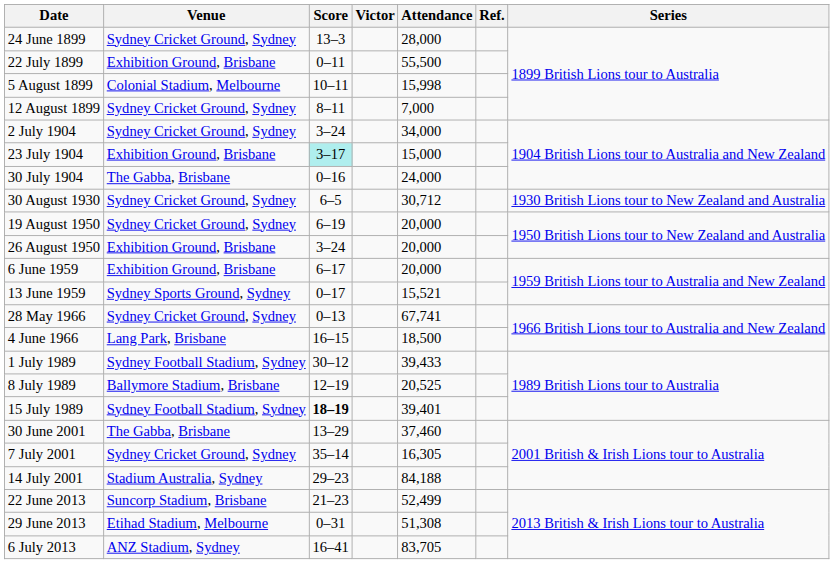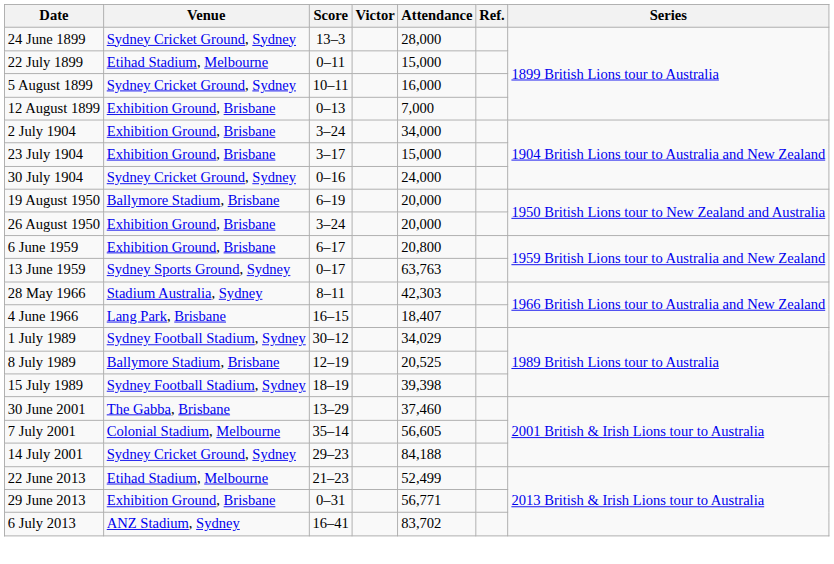(191, 62) Exhibition Ground, Brisbane -> (187, 62) Etihad Stadium, Melbourne
(421, 62) 55,500 -> (421, 62) 15,000
(193, 85) Colonial Stadium, Melbourne -> (201, 85) Sydney Cricket Ground, Sydney
(421, 85) 15,998 -> (421, 85) 16,000
(201, 108) Sydney Cricket Ground, Sydney -> (191, 108) Exhibition Ground, Brisbane
(331, 108) 8–11 -> (331, 108) 0–13
(201, 131) Sydney Cricket Ground, Sydney -> (191, 131) Exhibition Ground, Brisbane
(331, 154) paleturquoise background -> (331, 154) no background
(168, 177) The Gabba, Brisbane -> (201, 177) Sydney Cricket Ground, Sydney
- row: (54, 200)
(201, 223) Sydney Cricket Ground, Sydney -> (193, 200) Ballymore Stadium, Brisbane
(421, 270) 20,000 -> (421, 246) 20,800
(421, 293) 15,521 -> (421, 270) 63,763
(201, 316) Sydney Cricket Ground, Sydney -> (185, 293) Stadium Australia, Sydney
(331, 316) 0–13 -> (331, 293) 8–11
(421, 316) 67,741 -> (421, 293) 42,303
(421, 339) 18,500 -> (421, 316) 18,407
(421, 362) 39,433 -> (421, 339) 34,029
(331, 408) bold -> (331, 385) normal
(421, 408) 39,401 -> (421, 385) 39,398
(201, 454) Sydney Cricket Ground, Sydney -> (193, 431) Colonial Stadium, Melbourne
(421, 454) 16,305 -> (421, 431) 56,605
(185, 477) Stadium Australia, Sydney -> (201, 454) Sydney Cricket Ground, Sydney
(187, 500) Suncorp Stadium, Brisbane -> (187, 477) Etihad Stadium, Melbourne
(187, 524) Etihad Stadium, Melbourne -> (191, 500) Exhibition Ground, Brisbane
(421, 524) 51,308 -> (421, 500) 56,771
(421, 547) 83,705 -> (421, 524) 83,702
